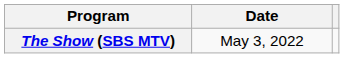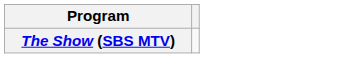- column: (262, 16)
